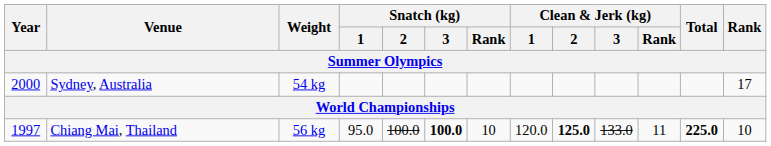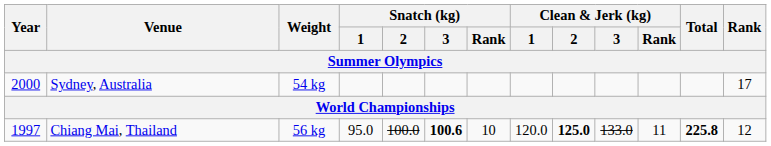(446, 130) 100.0 -> (446, 130) 100.6
(702, 130) 225.0 -> (702, 130) 225.8
(744, 130) 10 -> (744, 130) 12
